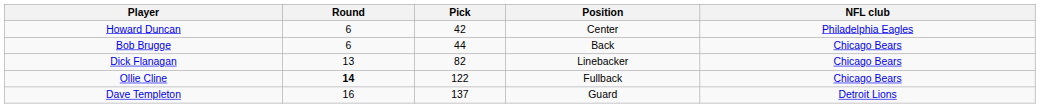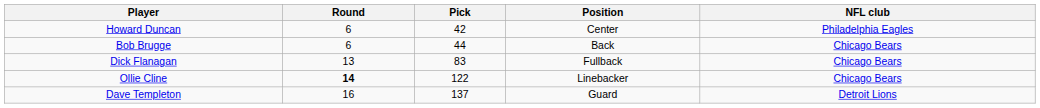(460, 62) 82 -> (460, 62) 83
(603, 62) Linebacker -> (603, 62) Fullback
(603, 78) Fullback -> (603, 78) Linebacker
